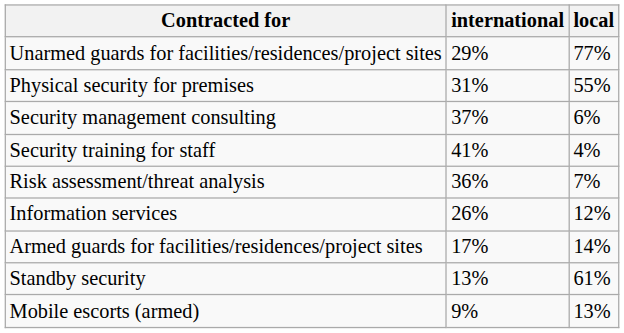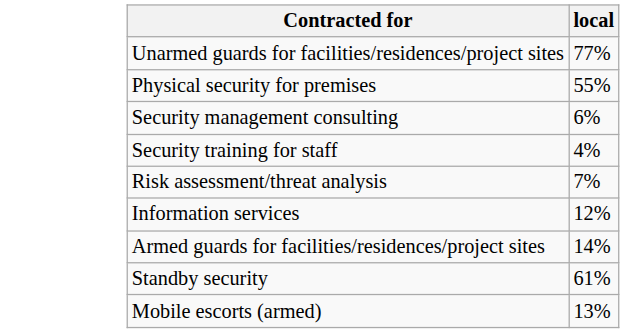- column: (508, 20)
